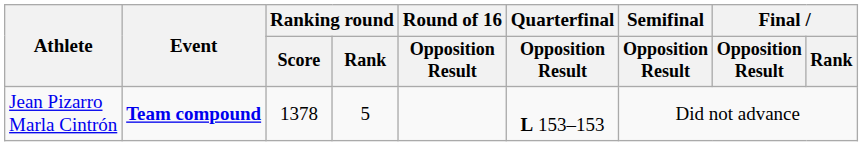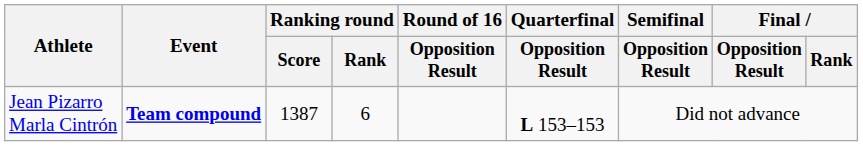(299, 113) 1378 -> (299, 113) 1387
(365, 113) 5 -> (365, 113) 6
